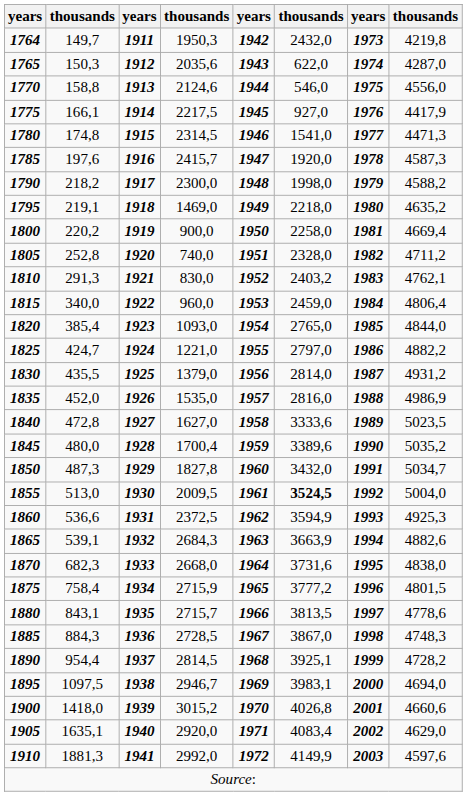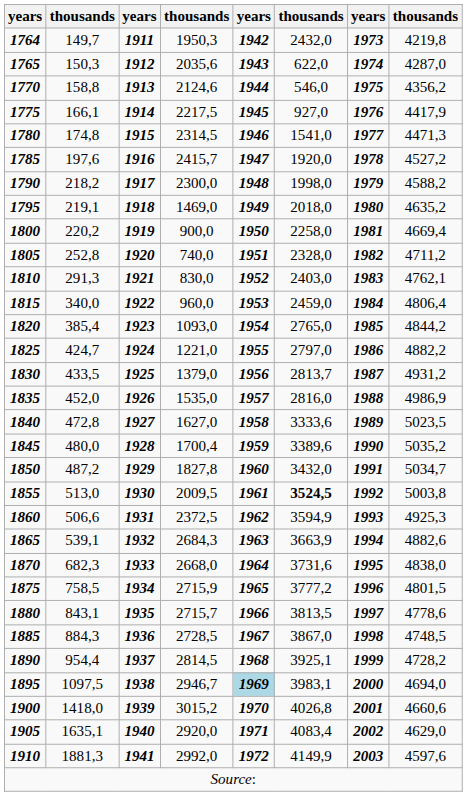(425, 87) 4556,0 -> (425, 87) 4356,2
(425, 159) 4587,3 -> (425, 159) 4527,2
(311, 207) 2218,0 -> (311, 207) 2018,0
(311, 278) 2403,2 -> (311, 278) 2403,0
(425, 326) 4844,0 -> (425, 326) 4844,2
(82, 374) 435,5 -> (82, 374) 433,5
(311, 374) 2814,0 -> (311, 374) 2813,7
(82, 469) 487,3 -> (82, 469) 487,2
(425, 493) 5004,0 -> (425, 493) 5003,8
(82, 517) 536,6 -> (82, 517) 506,6
(82, 588) 758,4 -> (82, 588) 758,5
(425, 636) 4748,3 -> (425, 636) 4748,5
(254, 684) no background -> (254, 684) lightblue background
